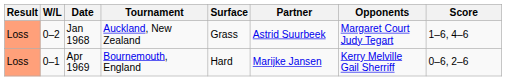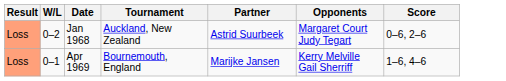- column: (229, 12)
(449, 34) 1–6, 4–6 -> (406, 34) 0–6, 2–6
(449, 62) 0–6, 2–6 -> (406, 62) 1–6, 4–6
